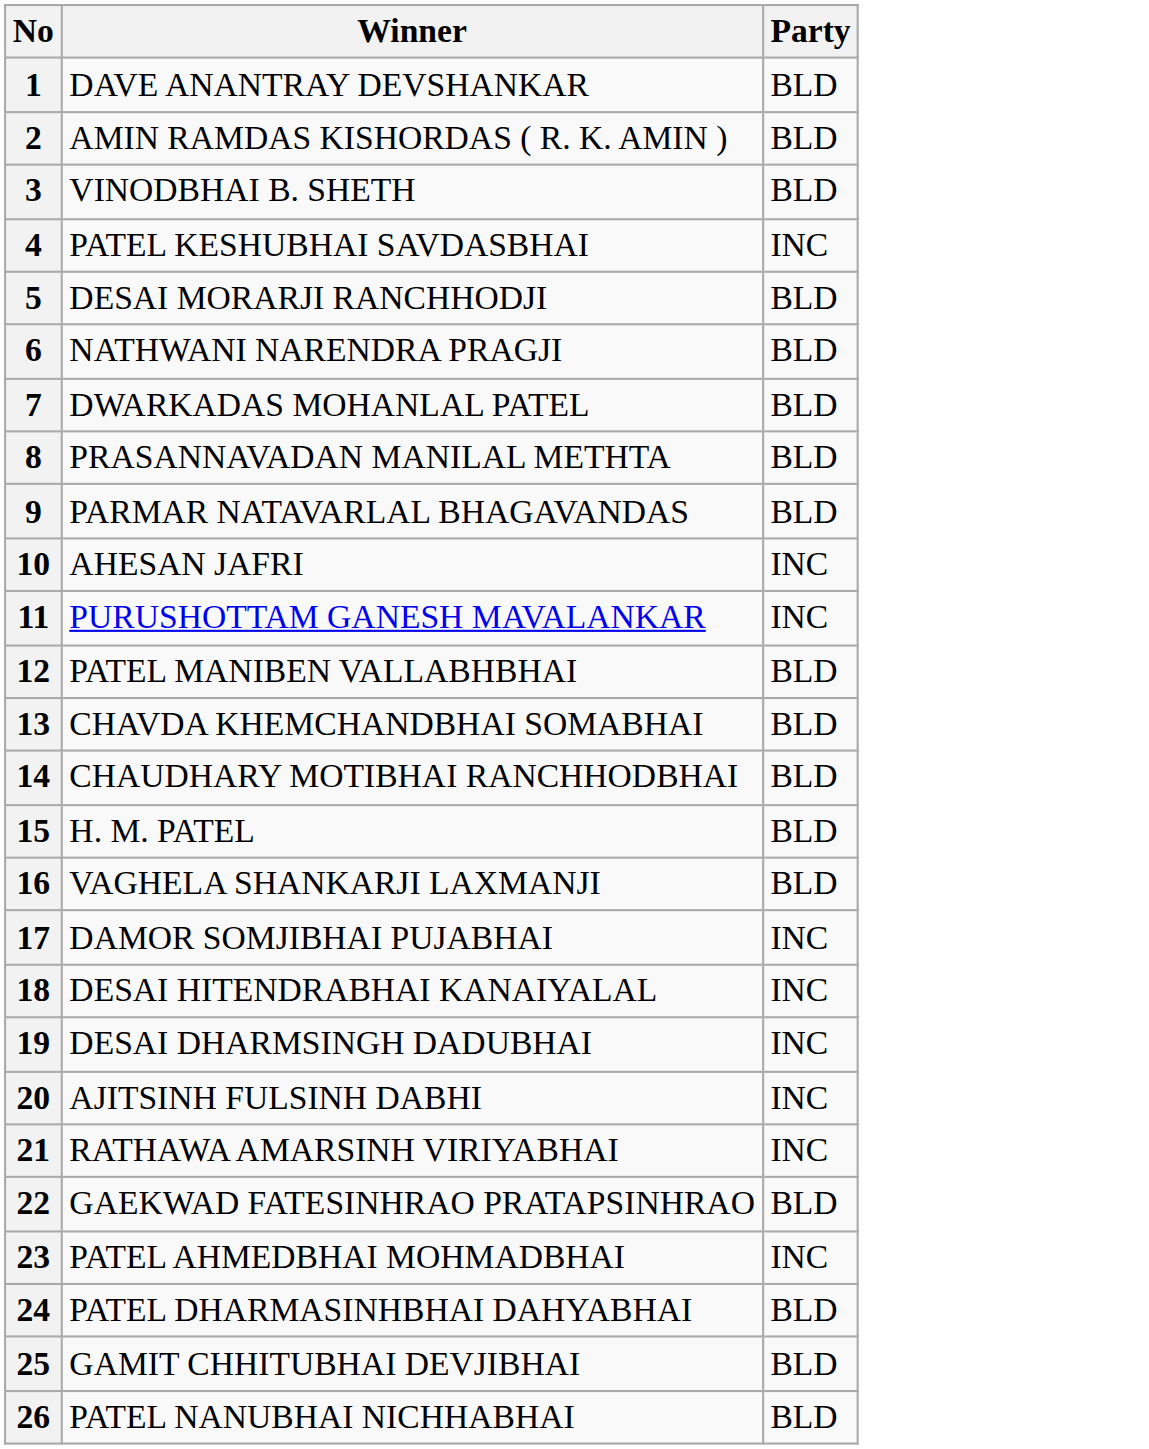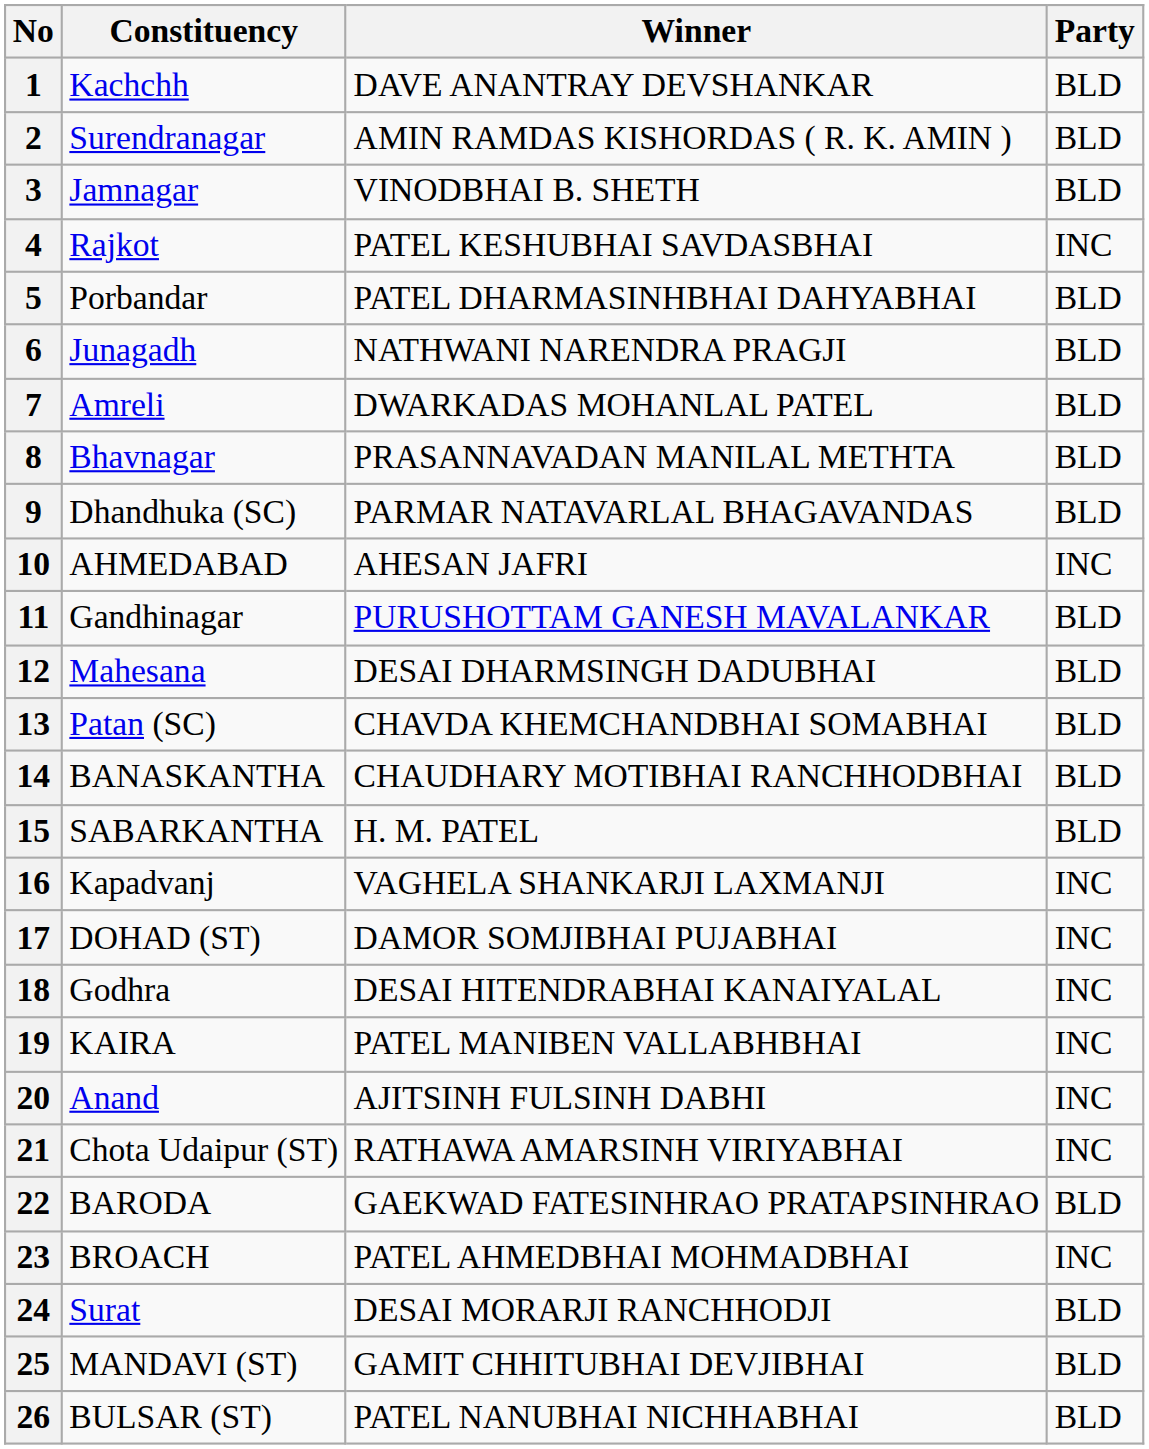+ column: (204, 31)
(308, 297) DESAI MORARJI RANCHHODJI -> (665, 297) PATEL DHARMASINHBHAI DAHYABHAI
(799, 617) INC -> (1088, 617) BLD
(323, 670) PATEL MANIBEN VALLABHBHAI -> (615, 670) DESAI DHARMSINGH DADUBHAI
(804, 883) BLD -> (1084, 883) INC
(331, 1043) DESAI DHARMSINGH DADUBHAI -> (608, 1043) PATEL MANIBEN VALLABHBHAI
(381, 1310) PATEL DHARMASINHBHAI DAHYABHAI -> (593, 1310) DESAI MORARJI RANCHHODJI
